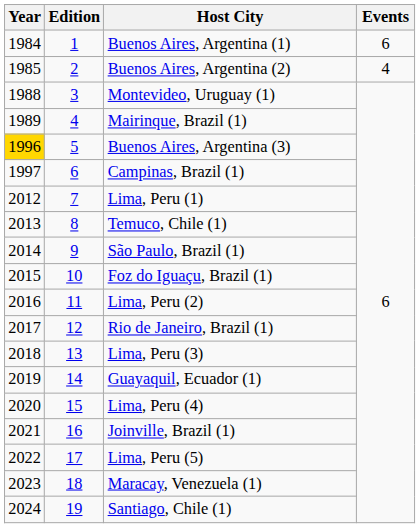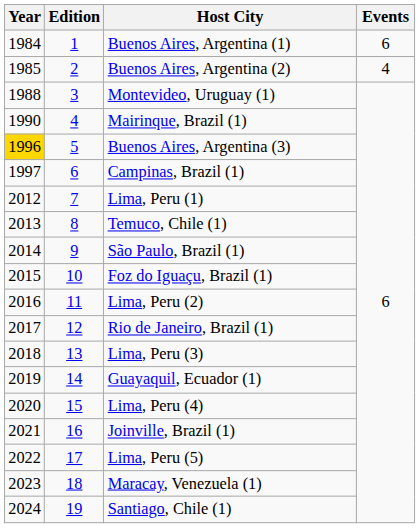(25, 120) 1989 -> (25, 120) 1990
